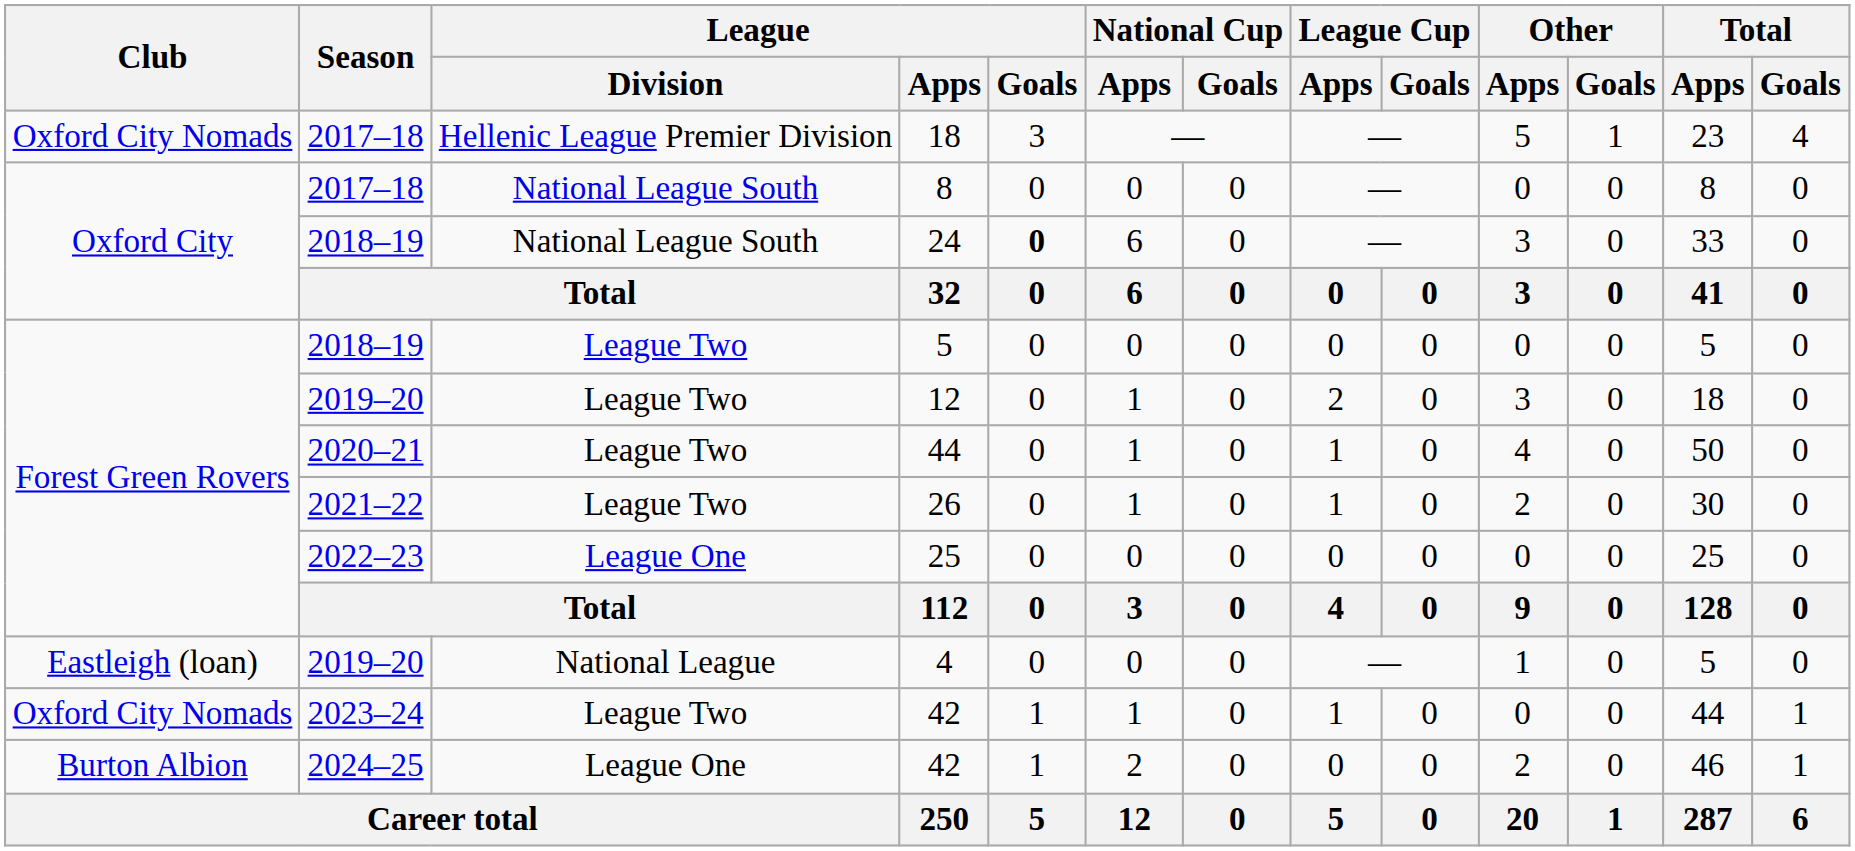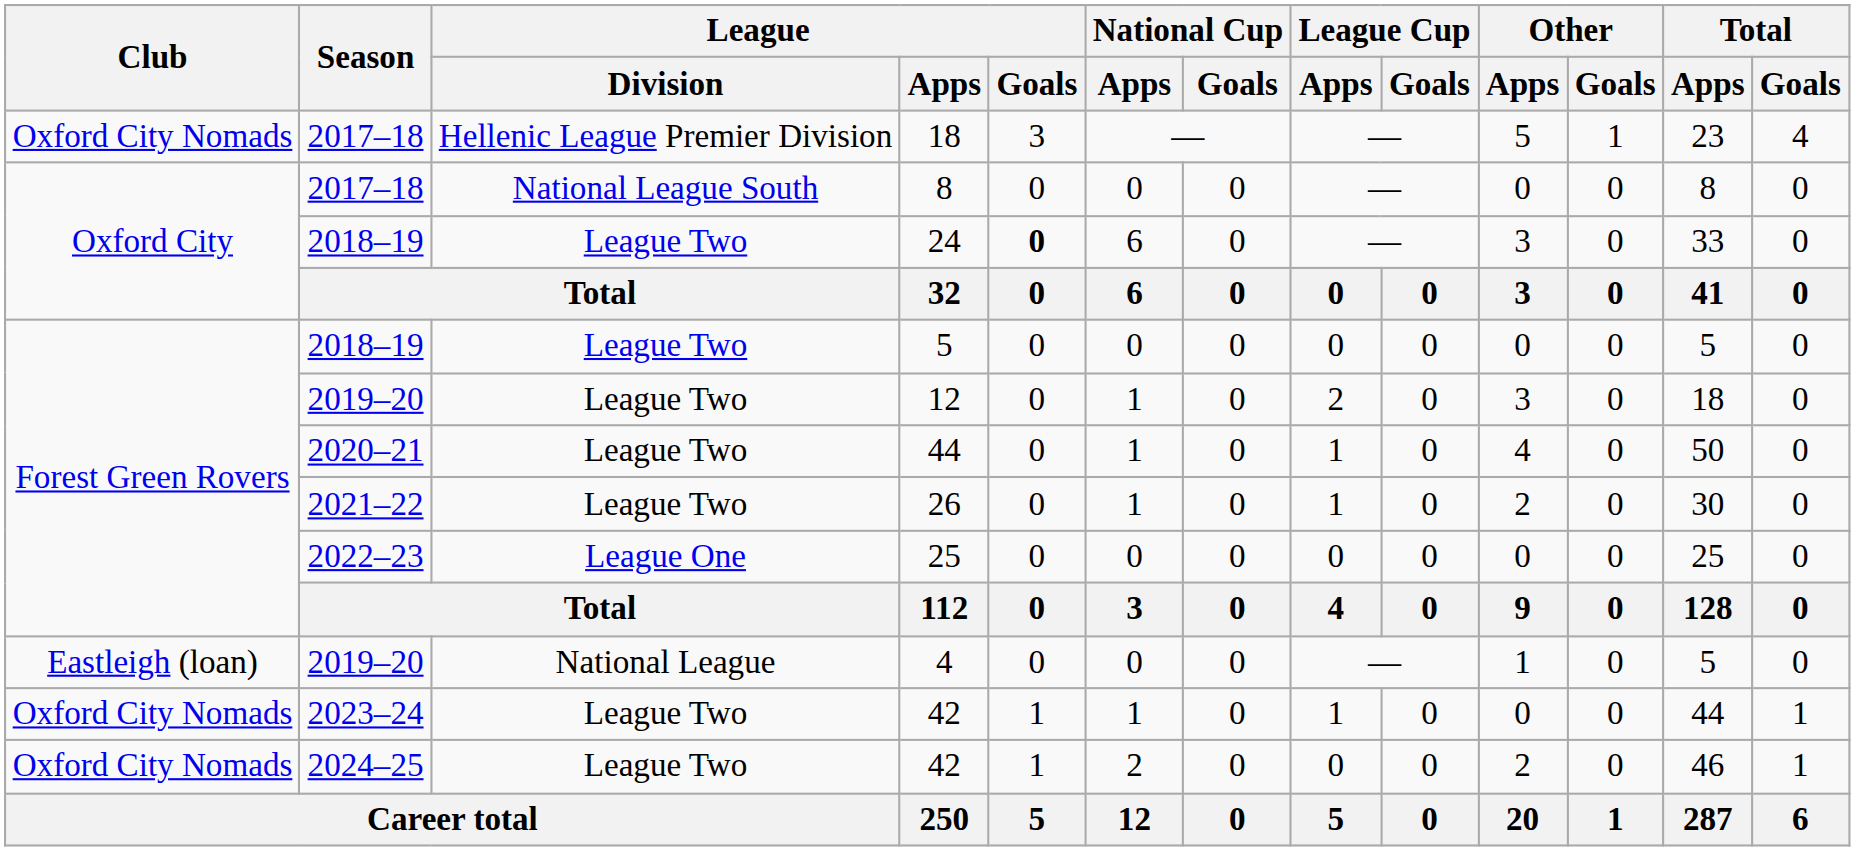(666, 240) National League South -> (665, 240) League Two
(153, 766) Burton Albion -> (153, 766) Oxford City Nomads
(666, 766) League One -> (665, 766) League Two
